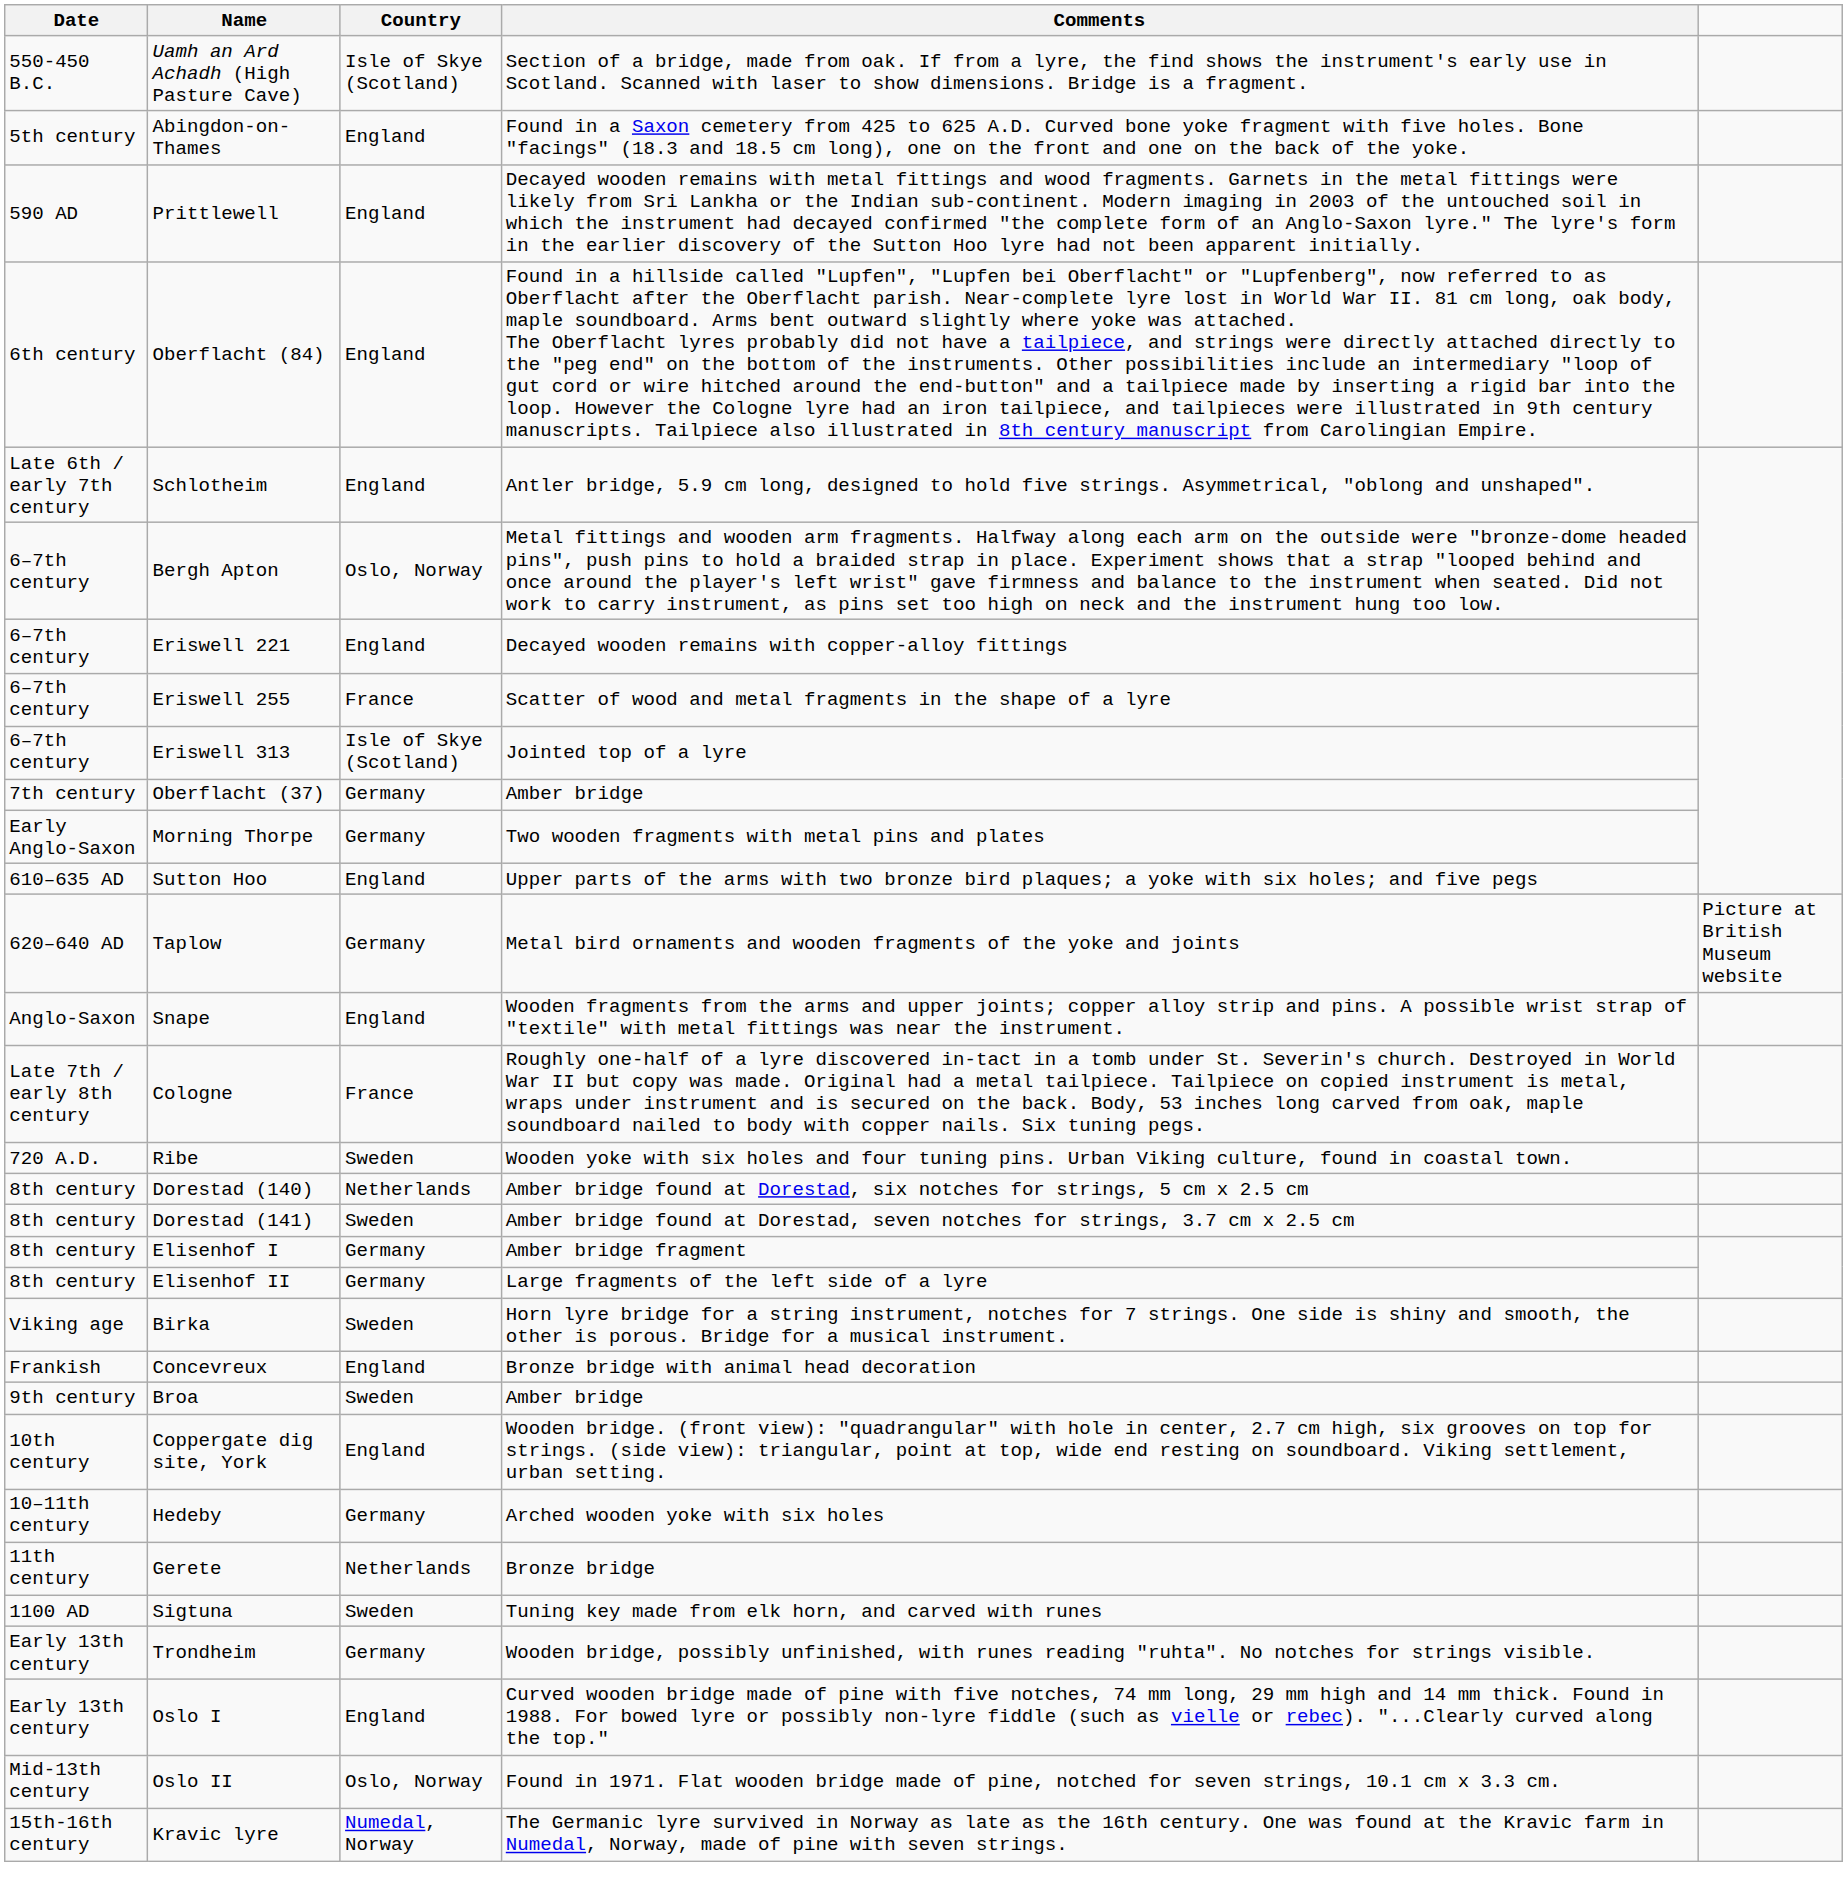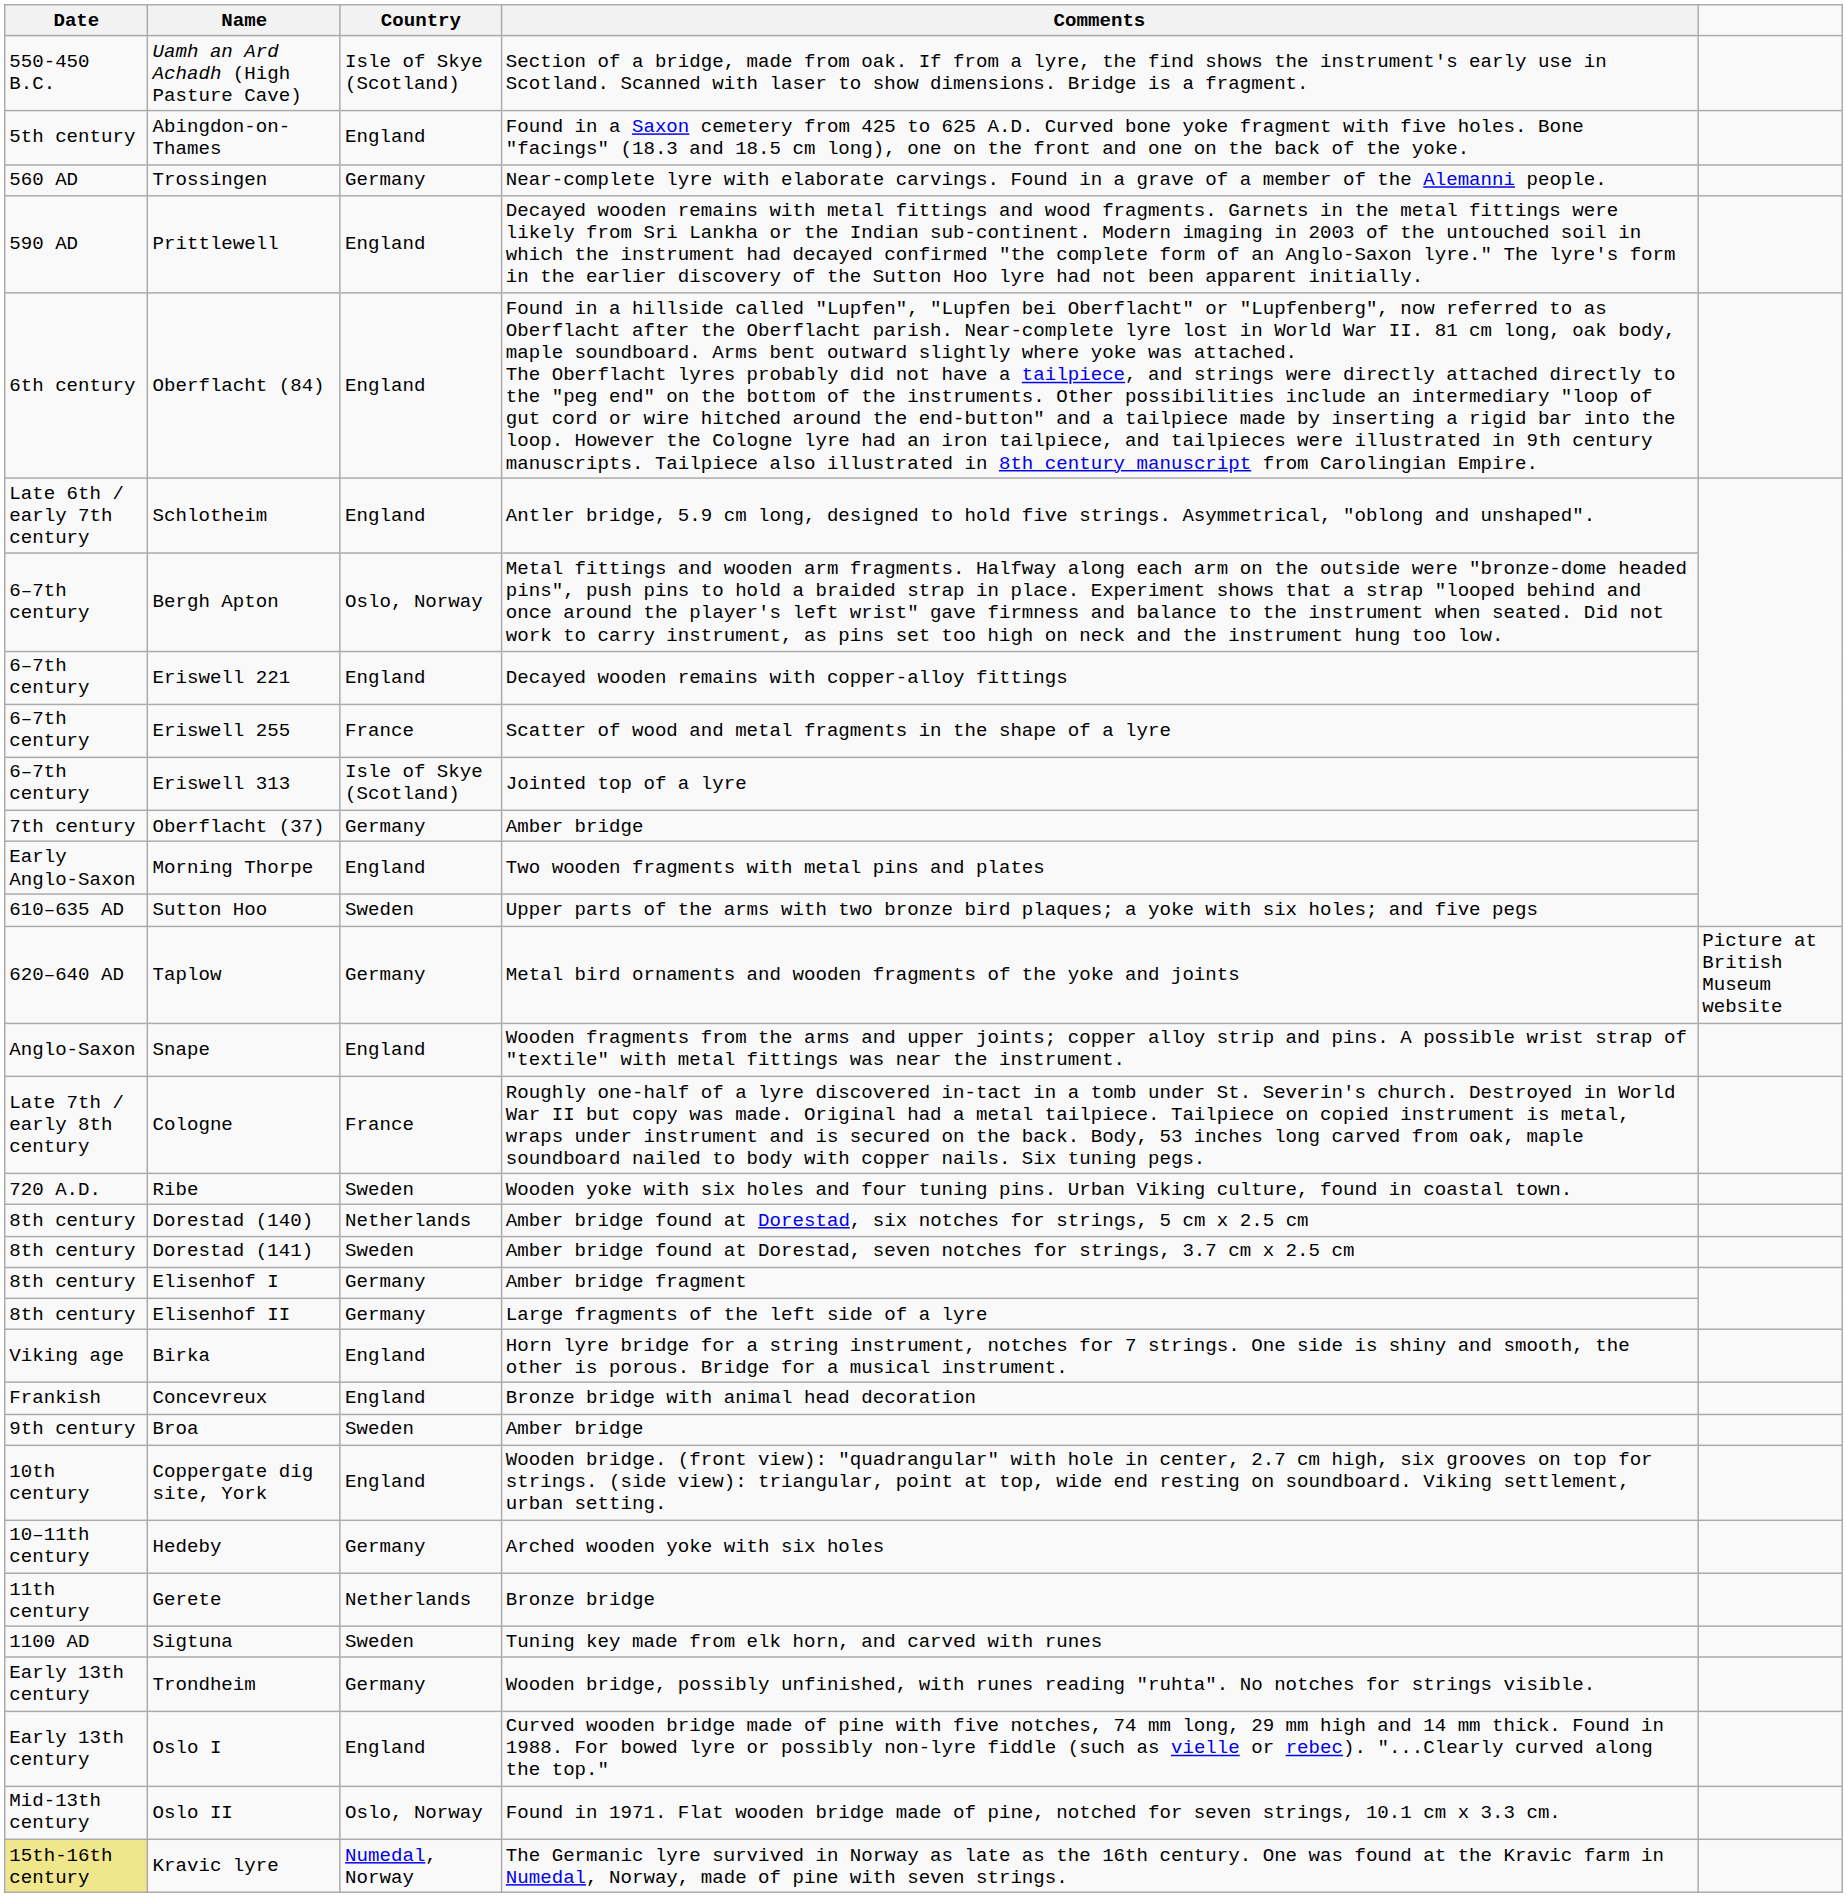+ row: (210, 180)
(385, 837) Germany -> (385, 868) England
(385, 879) England -> (379, 910) Sweden
(379, 1325) Sweden -> (385, 1356) England
(61, 1835) no background -> (61, 1866) khaki background
